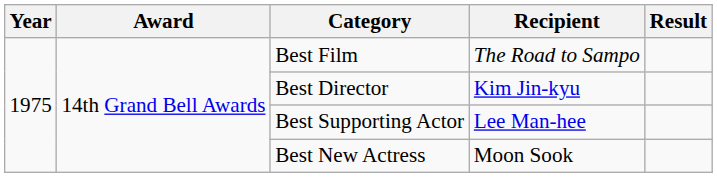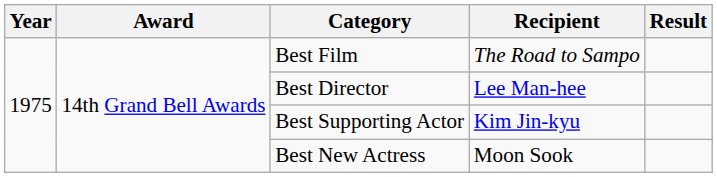(527, 88) Kim Jin-kyu -> (530, 88) Lee Man-hee
(530, 121) Lee Man-hee -> (527, 121) Kim Jin-kyu
